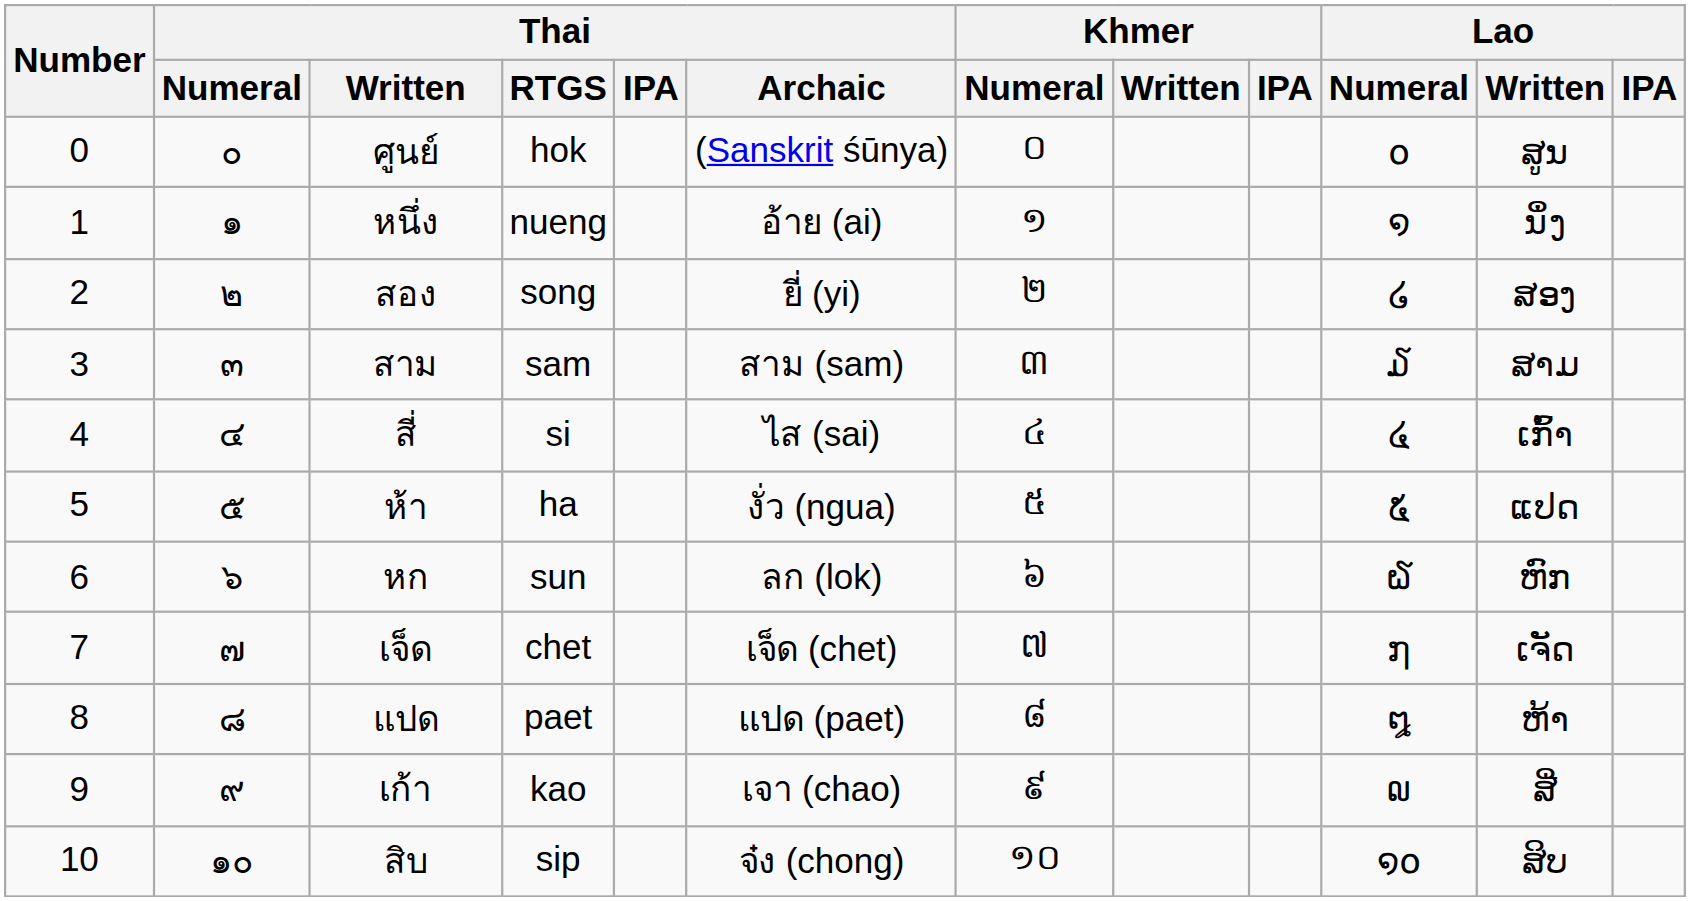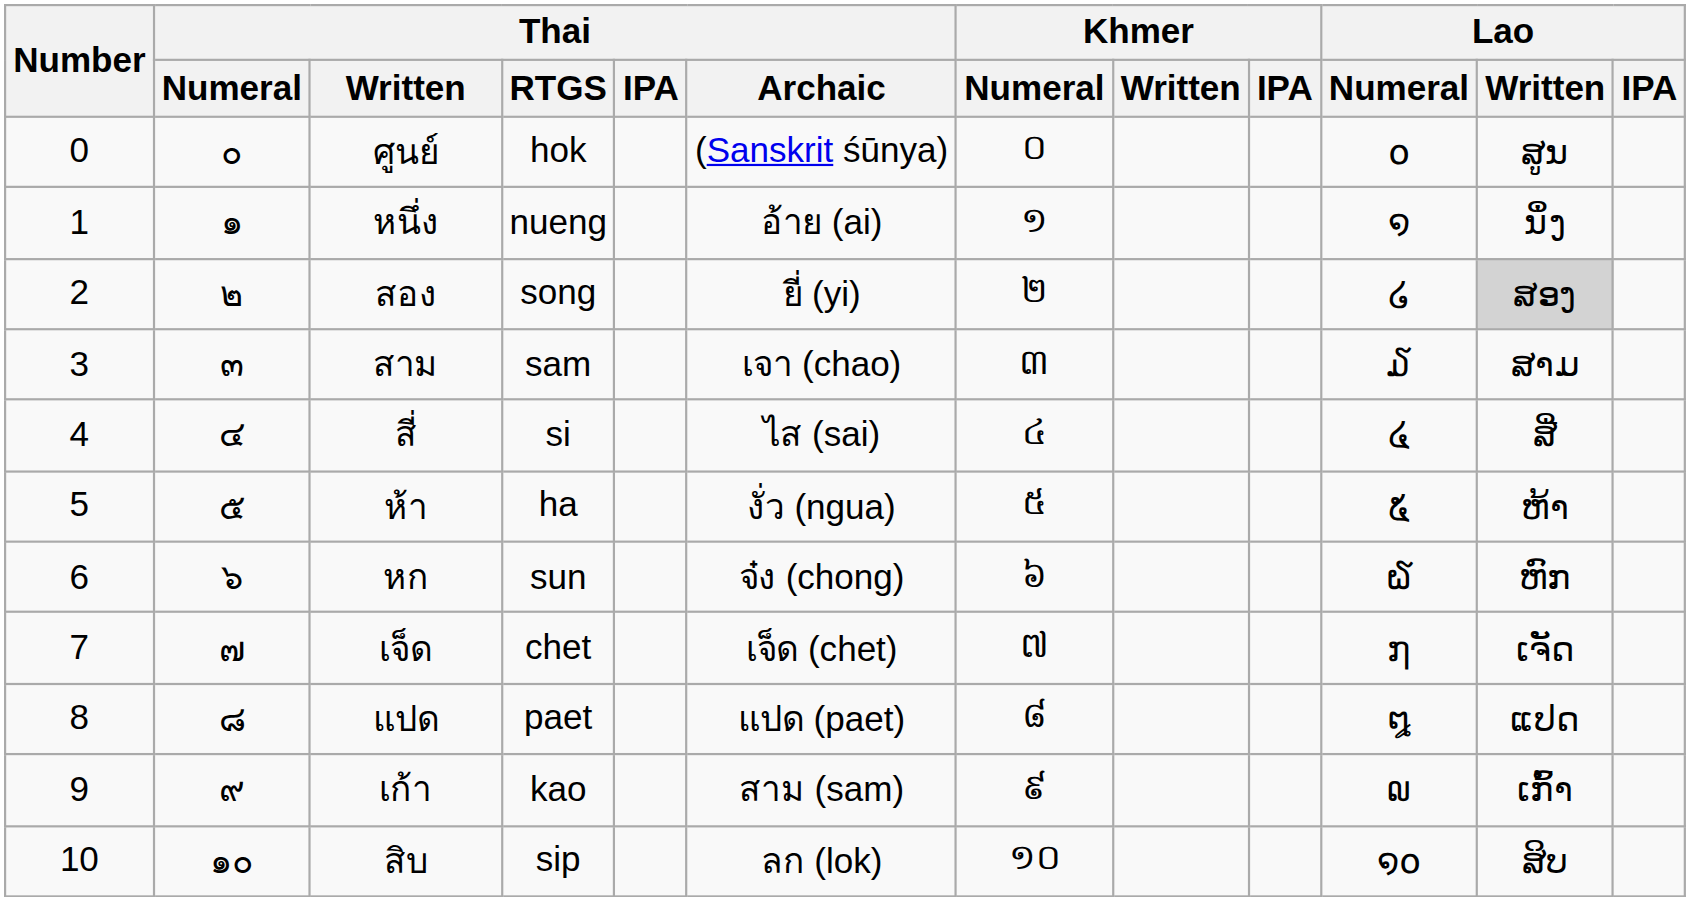(1545, 293) no background -> (1545, 293) lightgrey background
(822, 364) สาม (sam) -> (822, 364) เจา (chao)
(1545, 435) ເກົ້າ -> (1545, 435) ສີ່
(1545, 506) ແປດ -> (1545, 506) ຫ້າ
(822, 577) ลก (lok) -> (822, 577) จ๋ง (chong)
(1545, 719) ຫ້າ -> (1545, 719) ແປດ
(822, 790) เจา (chao) -> (822, 790) สาม (sam)
(1545, 790) ສີ່ -> (1545, 790) ເກົ້າ
(822, 861) จ๋ง (chong) -> (822, 861) ลก (lok)
